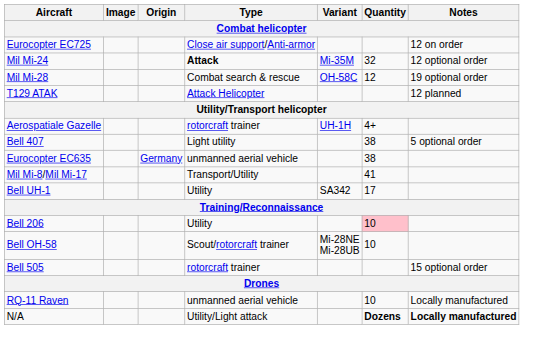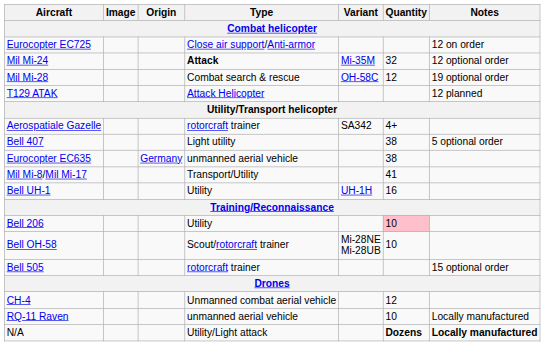(335, 126) UH-1H -> (356, 126) SA342
(335, 191) SA342 -> (357, 191) UH-1H
(370, 191) 17 -> (391, 191) 16
+ row: (19, 300)
